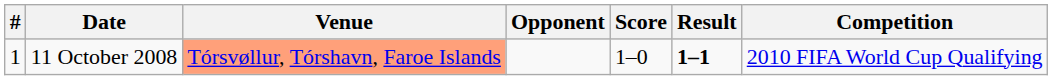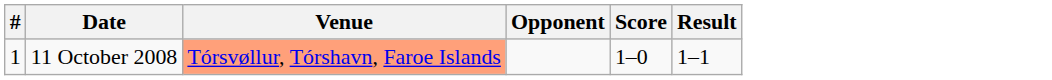- column: (895, 21)
(693, 56) bold -> (693, 56) normal
